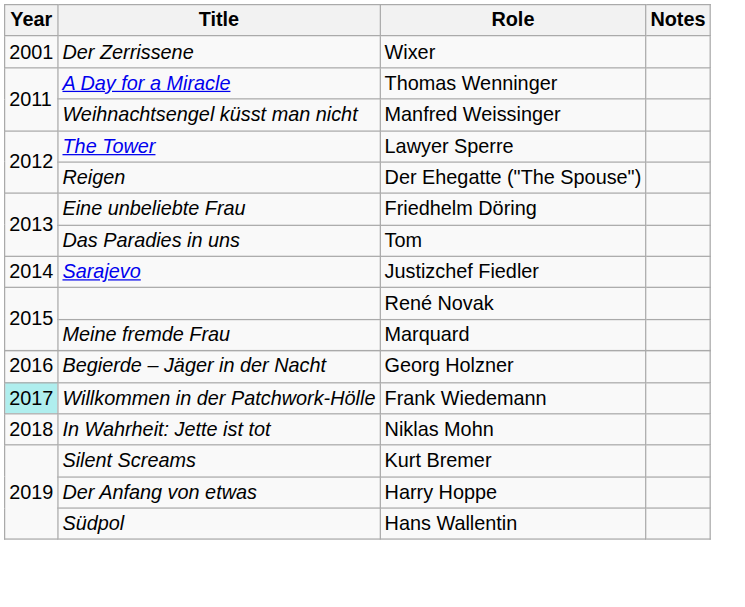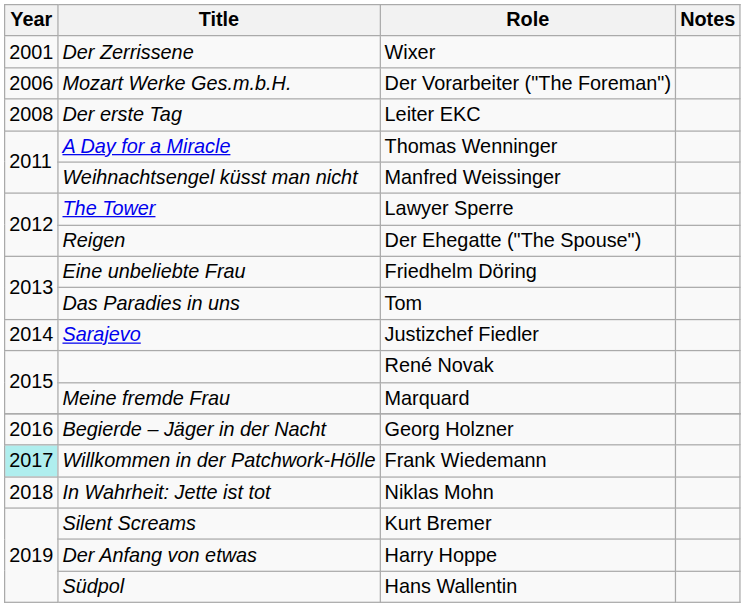+ row: (177, 83)
+ row: (122, 114)
